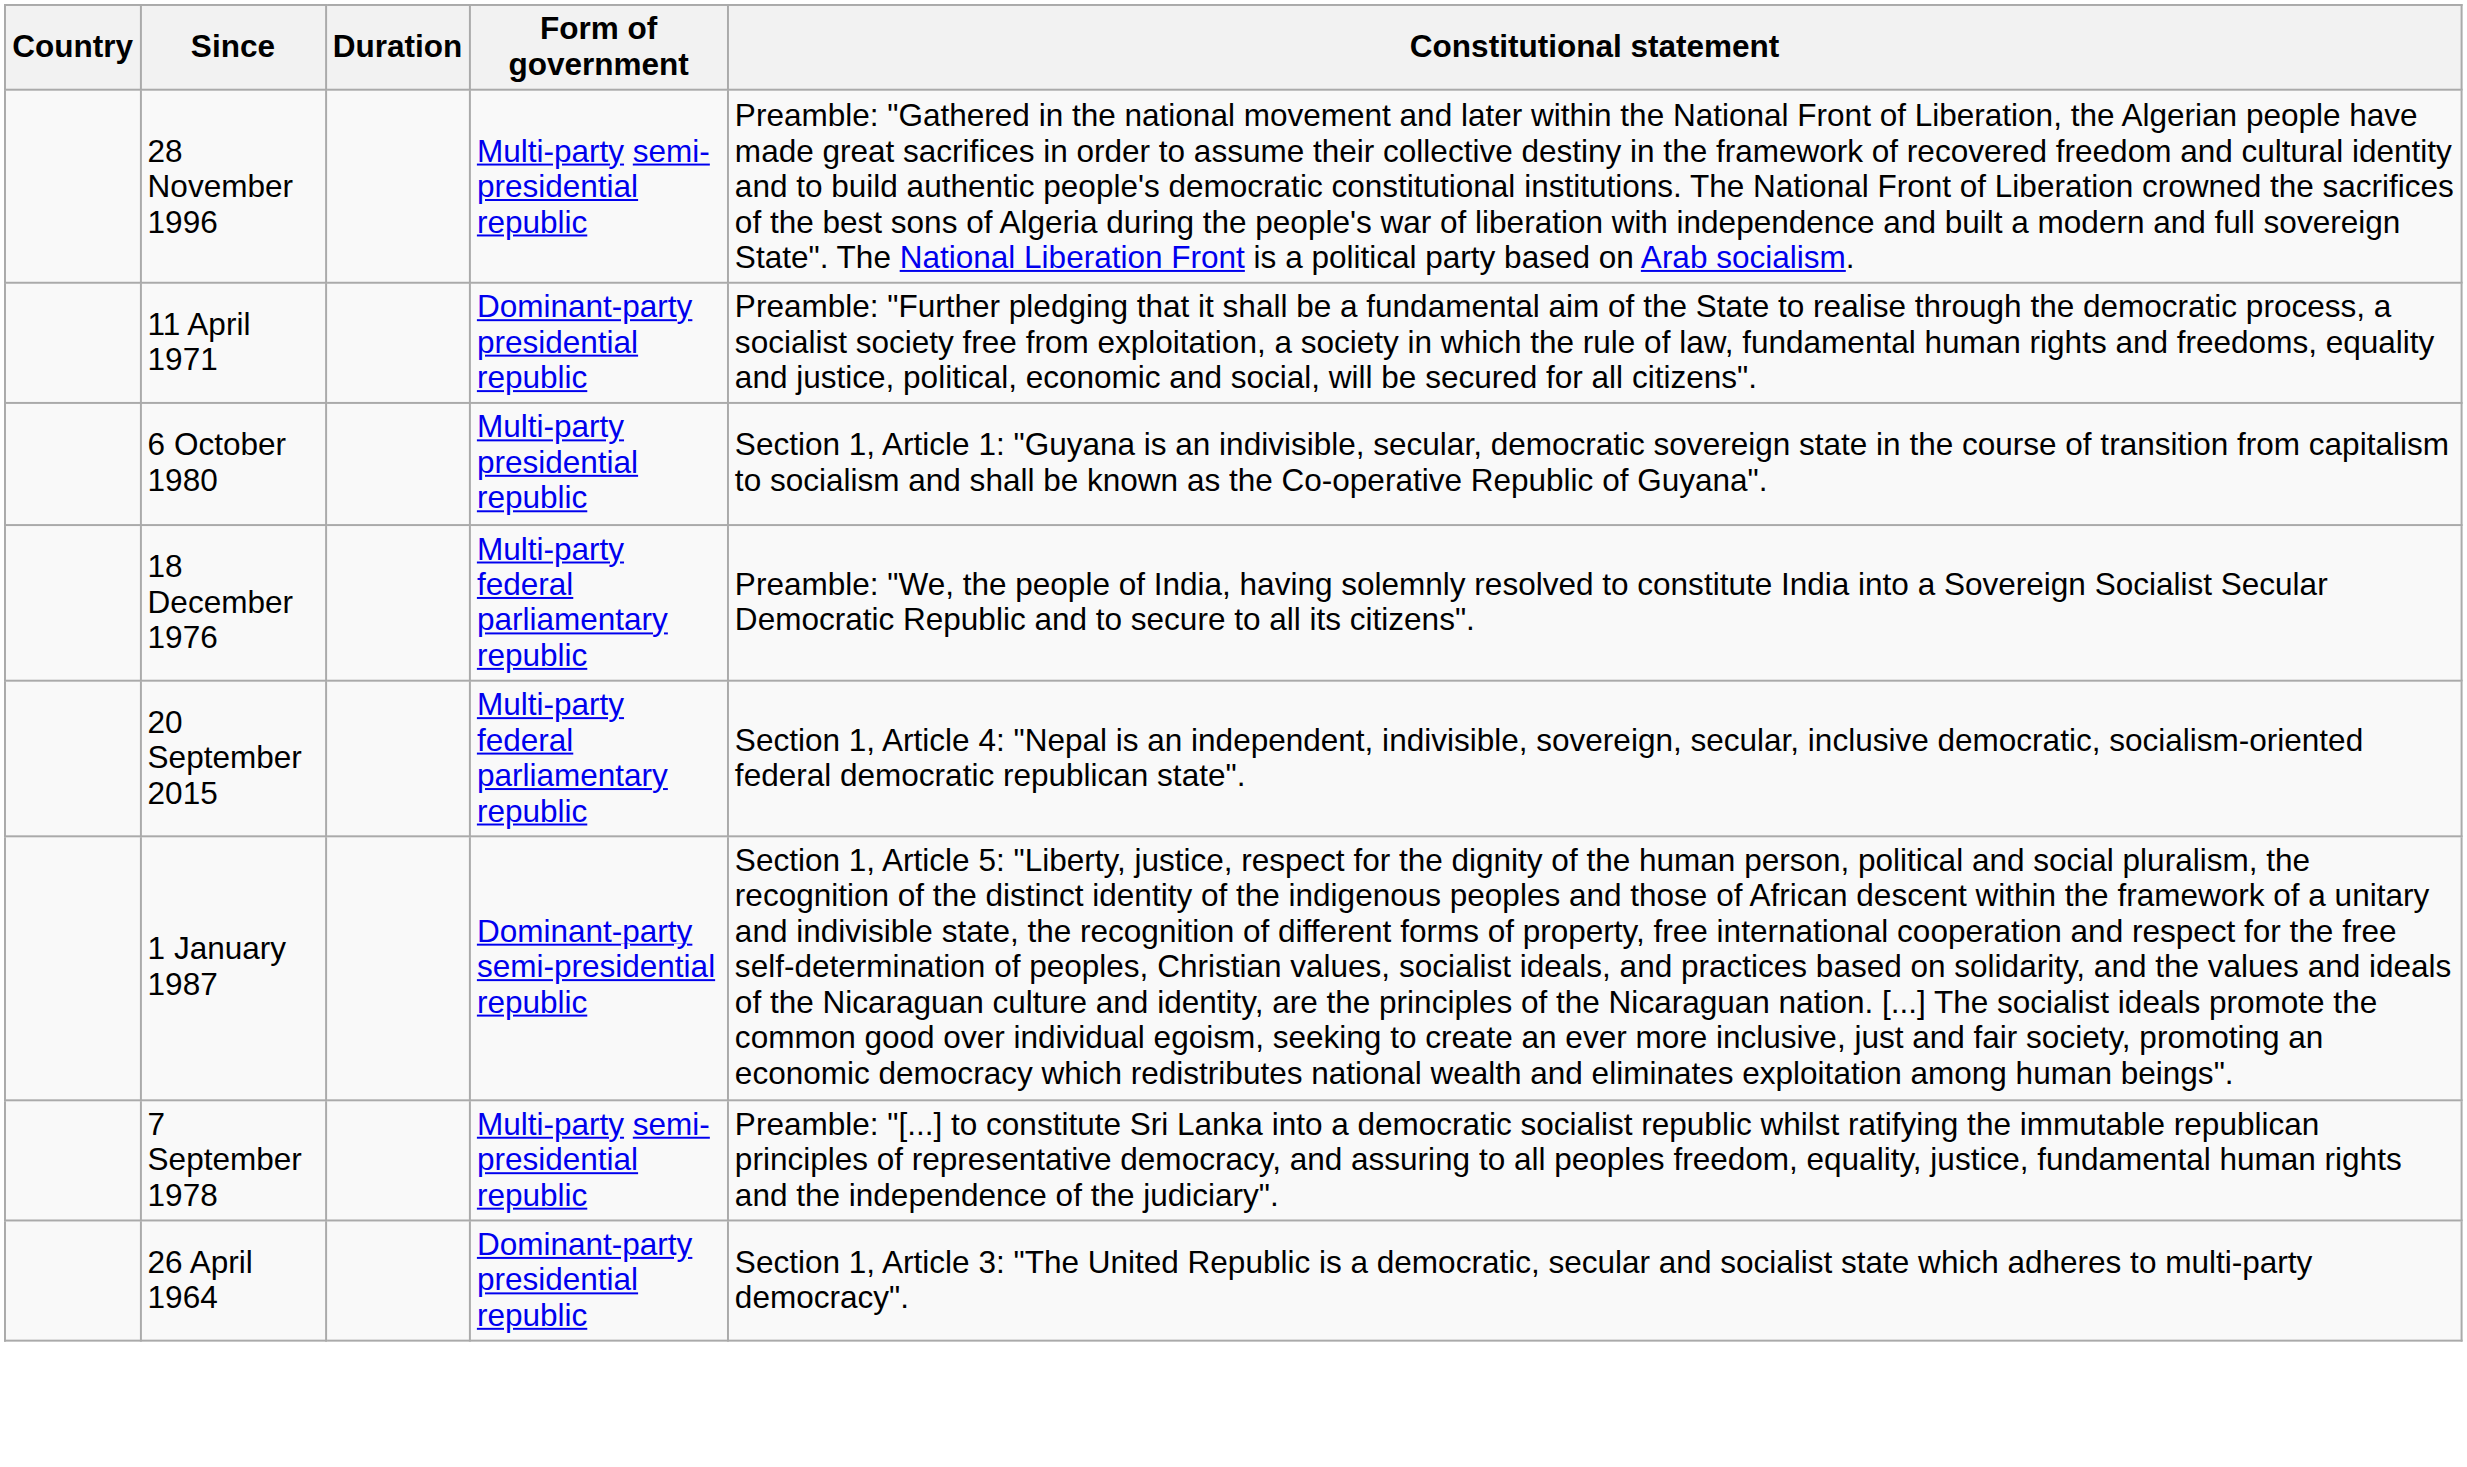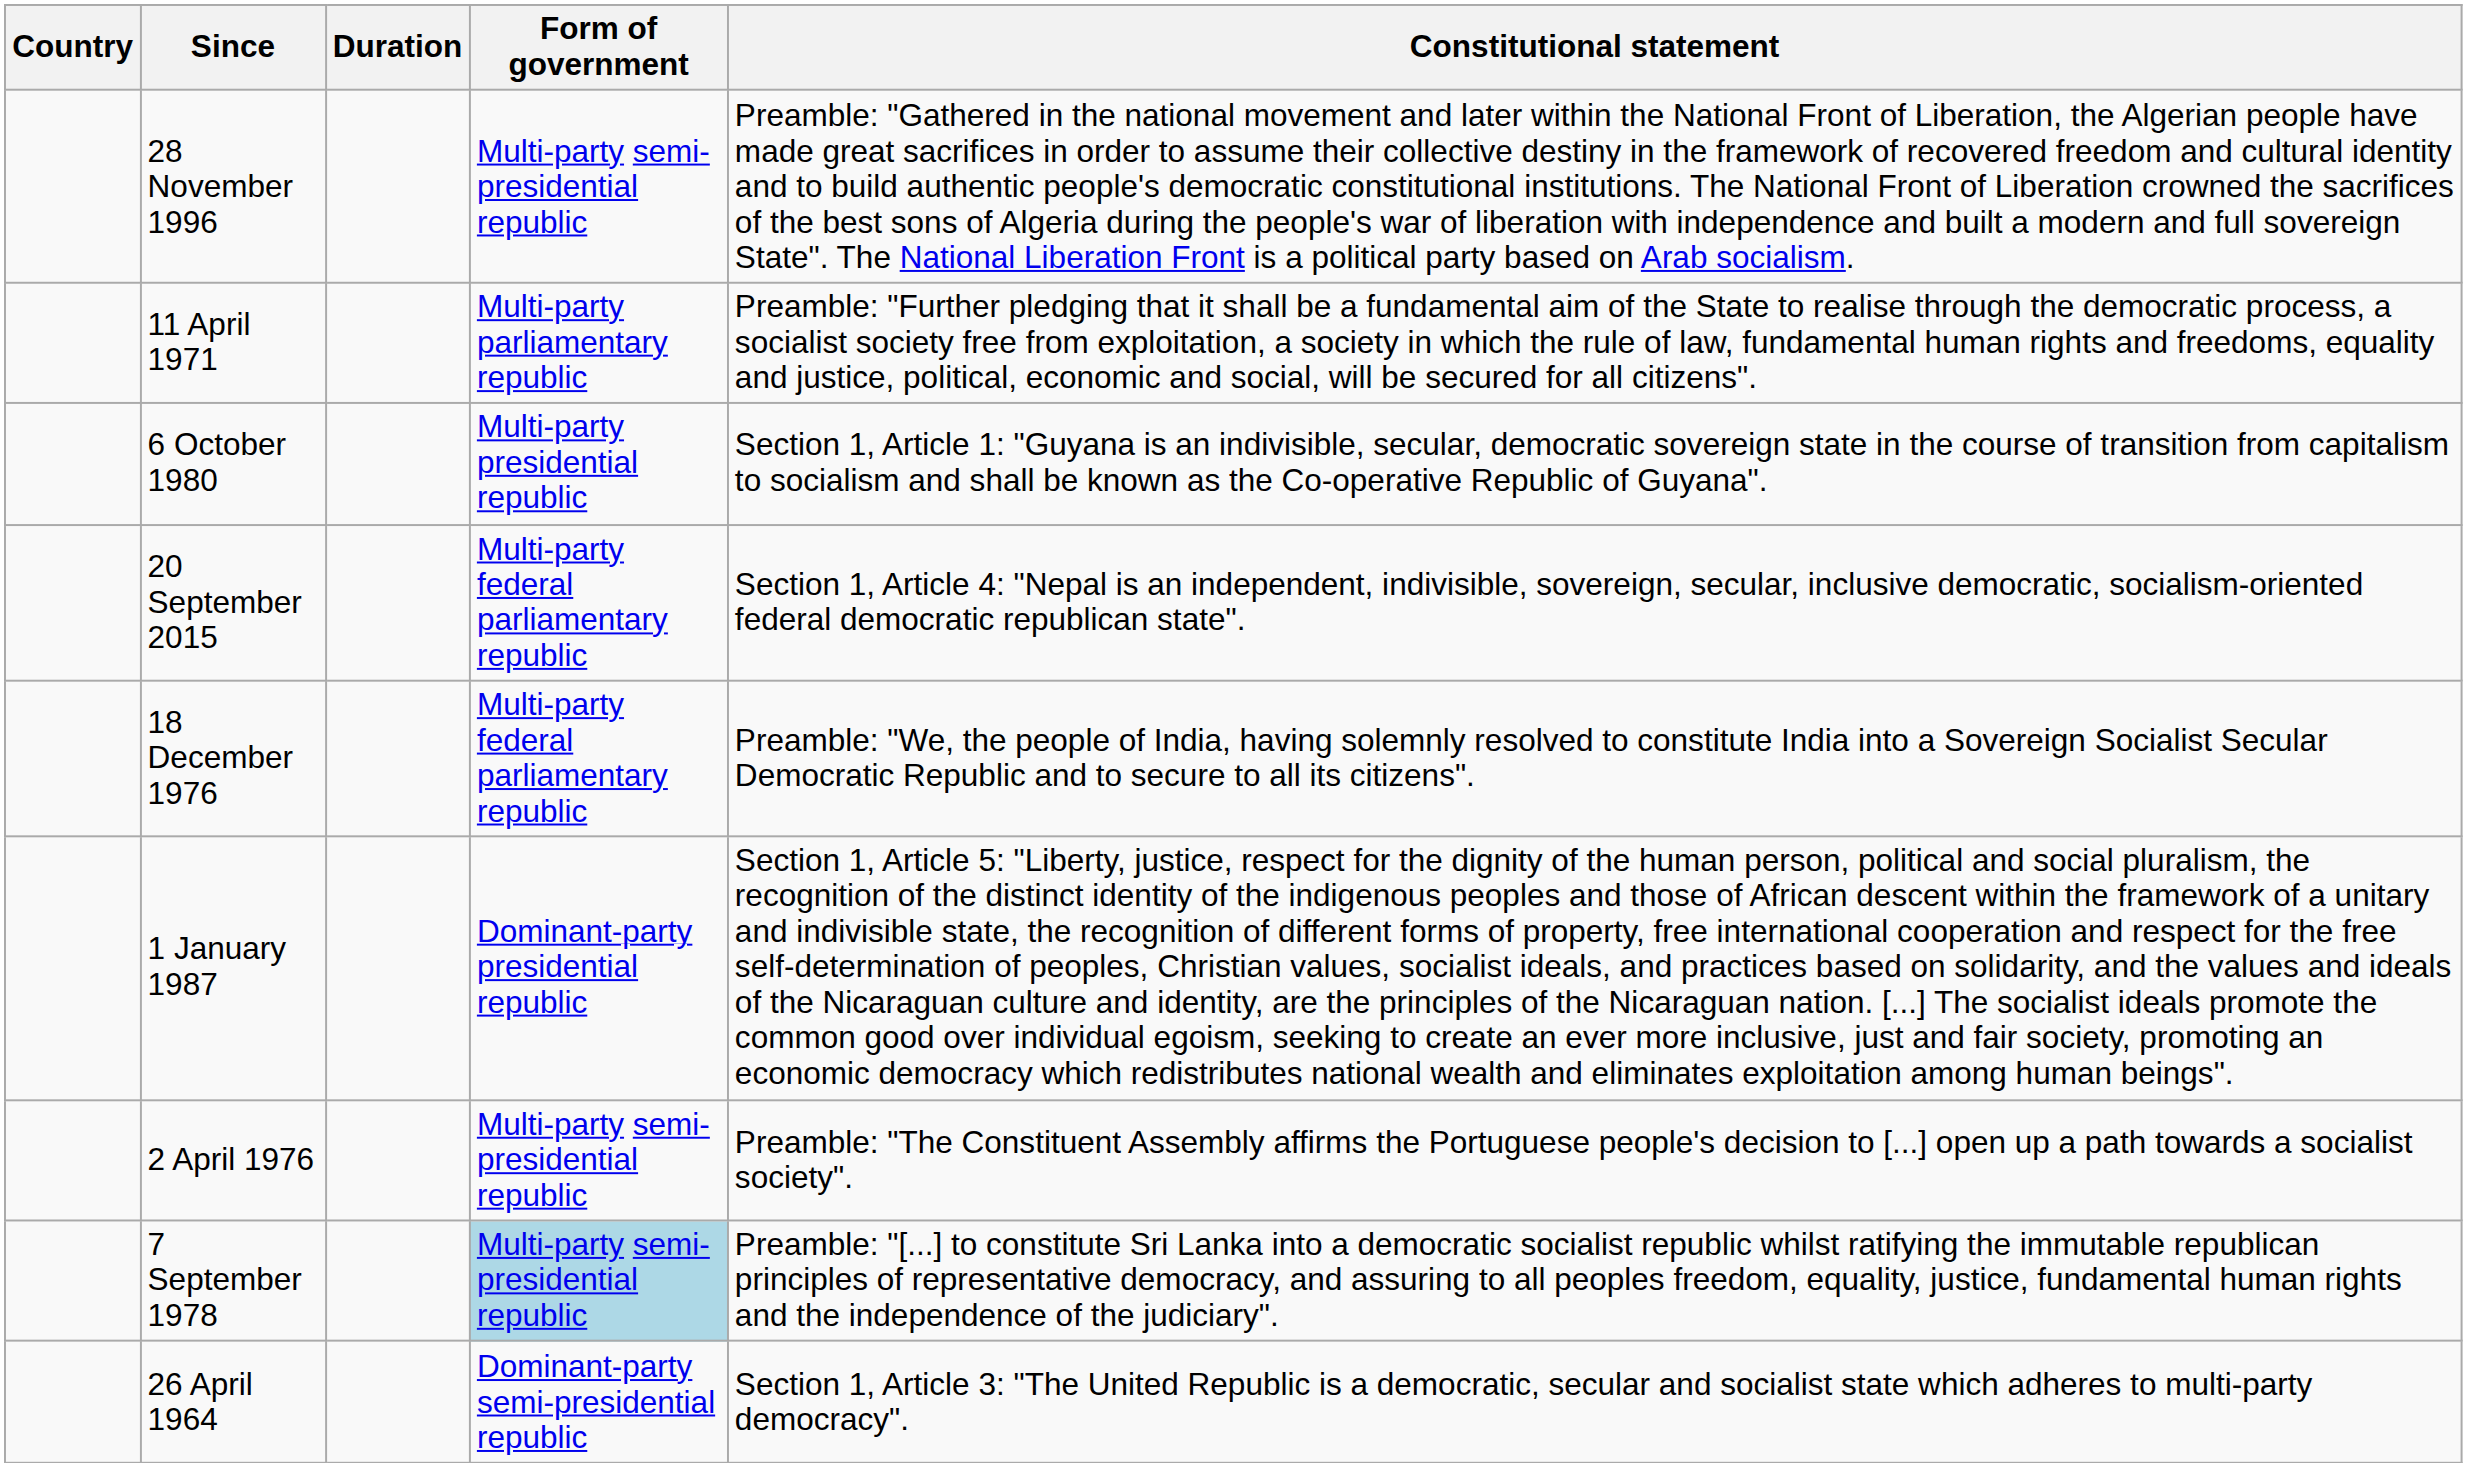(585, 342) Dominant-party presidential republic -> (572, 342) Multi-party parliamentary republic
rows swapped: (220, 601) <-> (225, 758)
(596, 967) Dominant-party semi-presidential republic -> (585, 967) Dominant-party presidential republic
+ row: (231, 1159)
(593, 1159) no background -> (593, 1280) lightblue background
(585, 1280) Dominant-party presidential republic -> (596, 1401) Dominant-party semi-presidential republic
